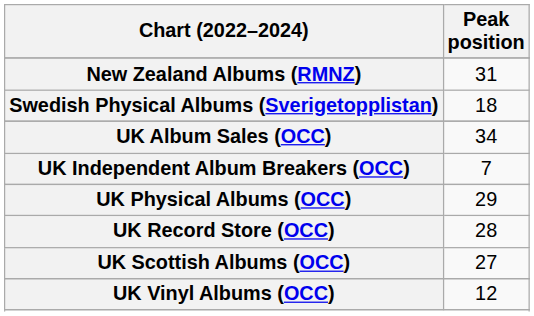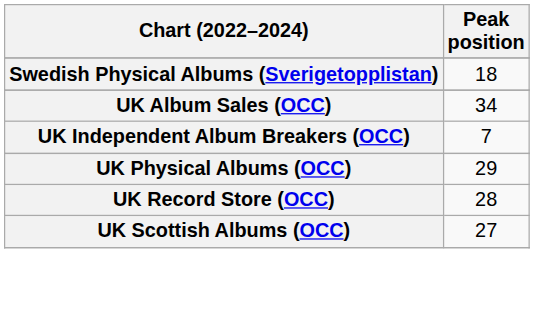- row: (224, 74)
- row: (224, 294)
